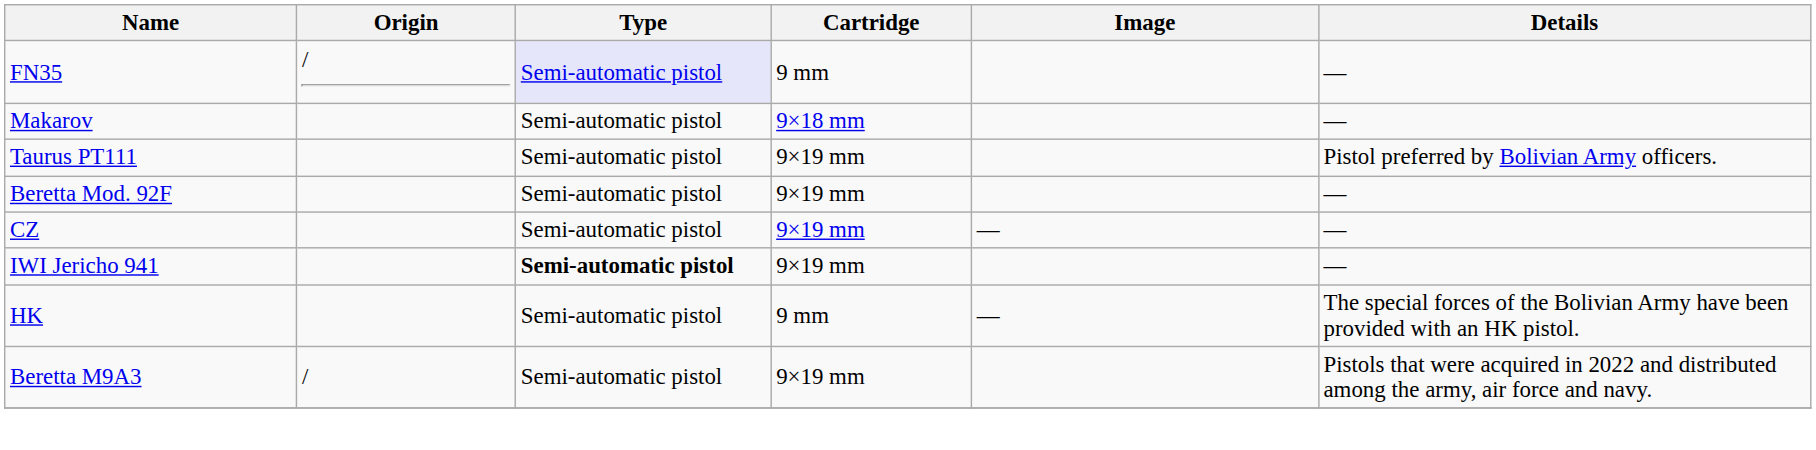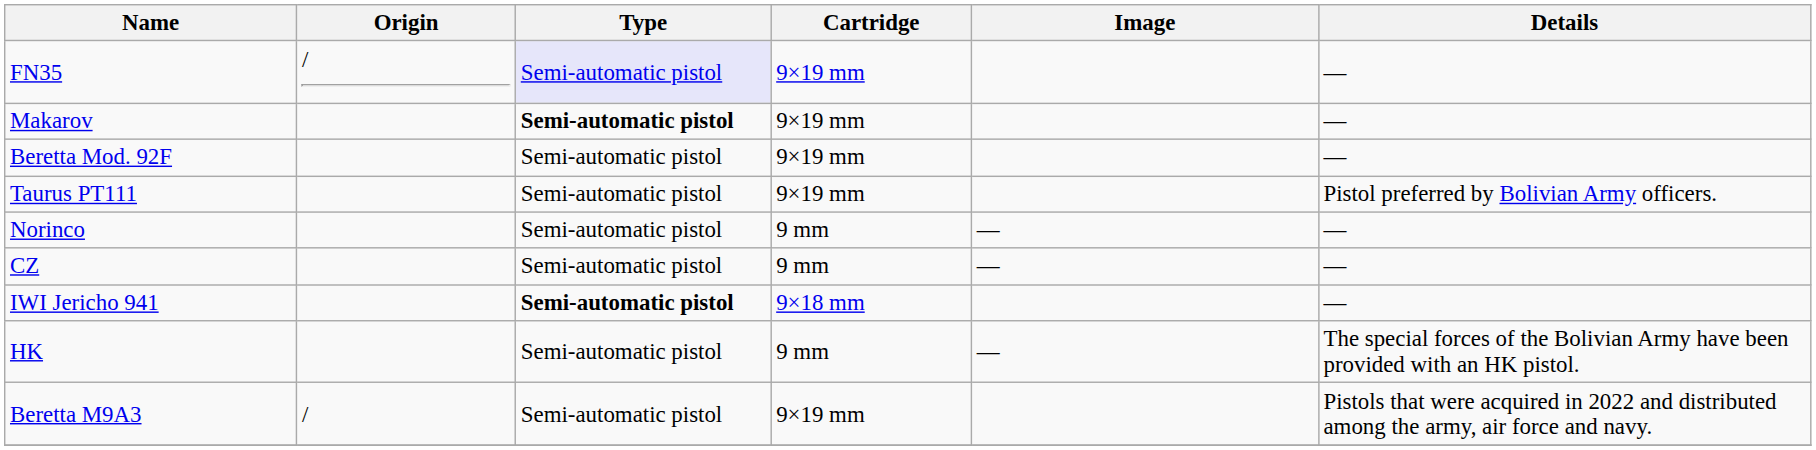(803, 71) 9 mm -> (820, 71) 9×19 mm
(622, 120) normal -> (627, 120) bold
(820, 120) 9×18 mm -> (820, 120) 9×19 mm
rows swapped: (91, 193) <-> (73, 157)
+ row: (47, 229)
(820, 229) 9×19 mm -> (803, 266) 9 mm
(820, 266) 9×19 mm -> (820, 302) 9×18 mm
